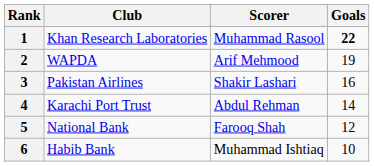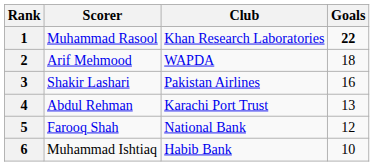columns swapped: (269, 15) <-> (127, 15)
(348, 60) 19 -> (348, 60) 18
(348, 104) 14 -> (348, 104) 13
